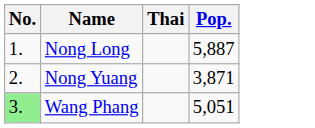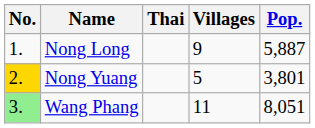+ column: (224, 19)
(16, 78) no background -> (16, 78) gold background
(214, 78) 3,871 -> (285, 78) 3,801
(214, 107) 5,051 -> (285, 107) 8,051
